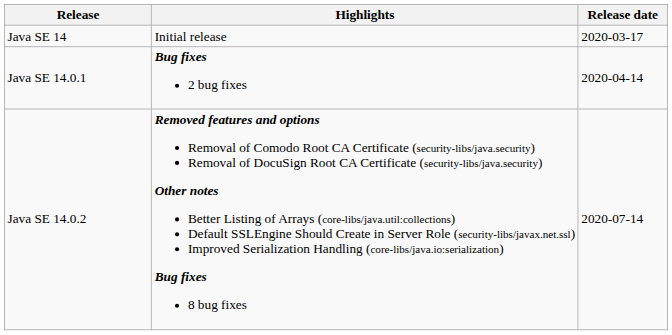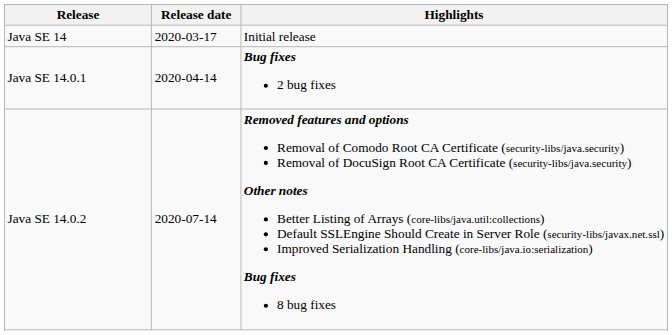columns swapped: (623, 15) <-> (365, 15)
